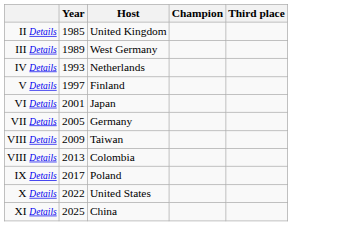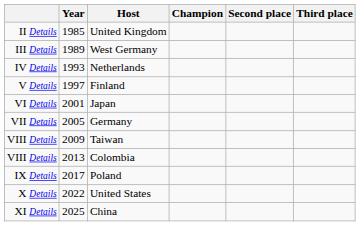+ column: (260, 13)
